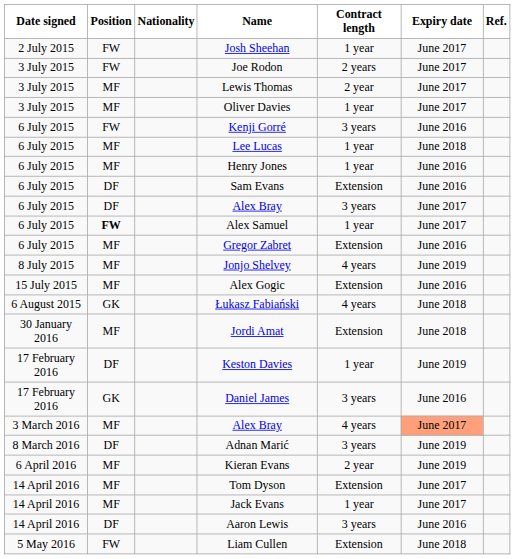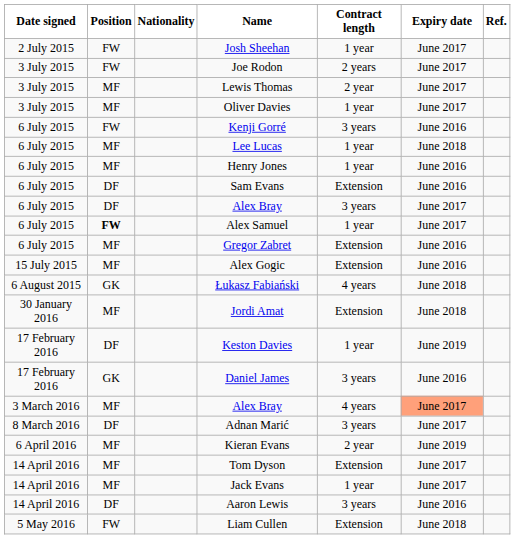- row: (46, 265)
(442, 445) June 2019 -> (442, 426) June 2017
